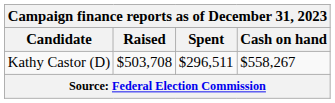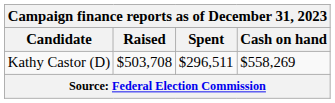(268, 62) $558,267 -> (268, 62) $558,269
